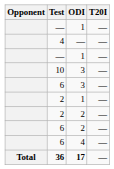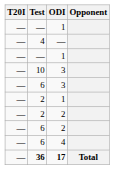columns swapped: (26, 12) <-> (98, 12)
